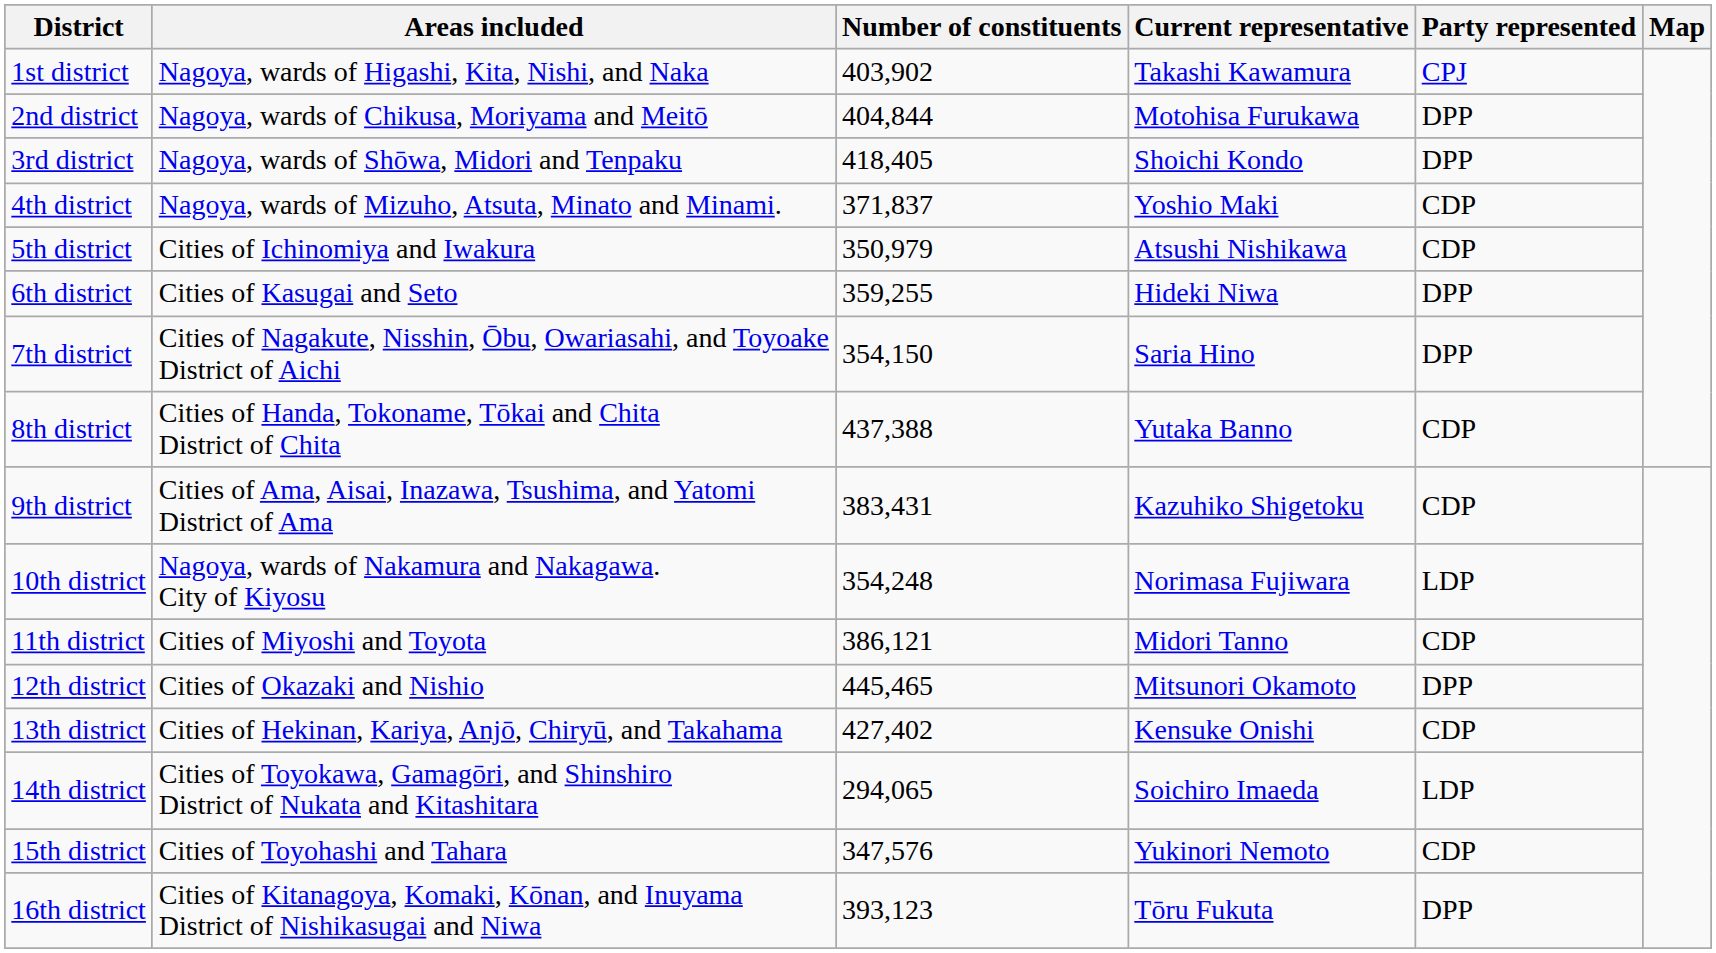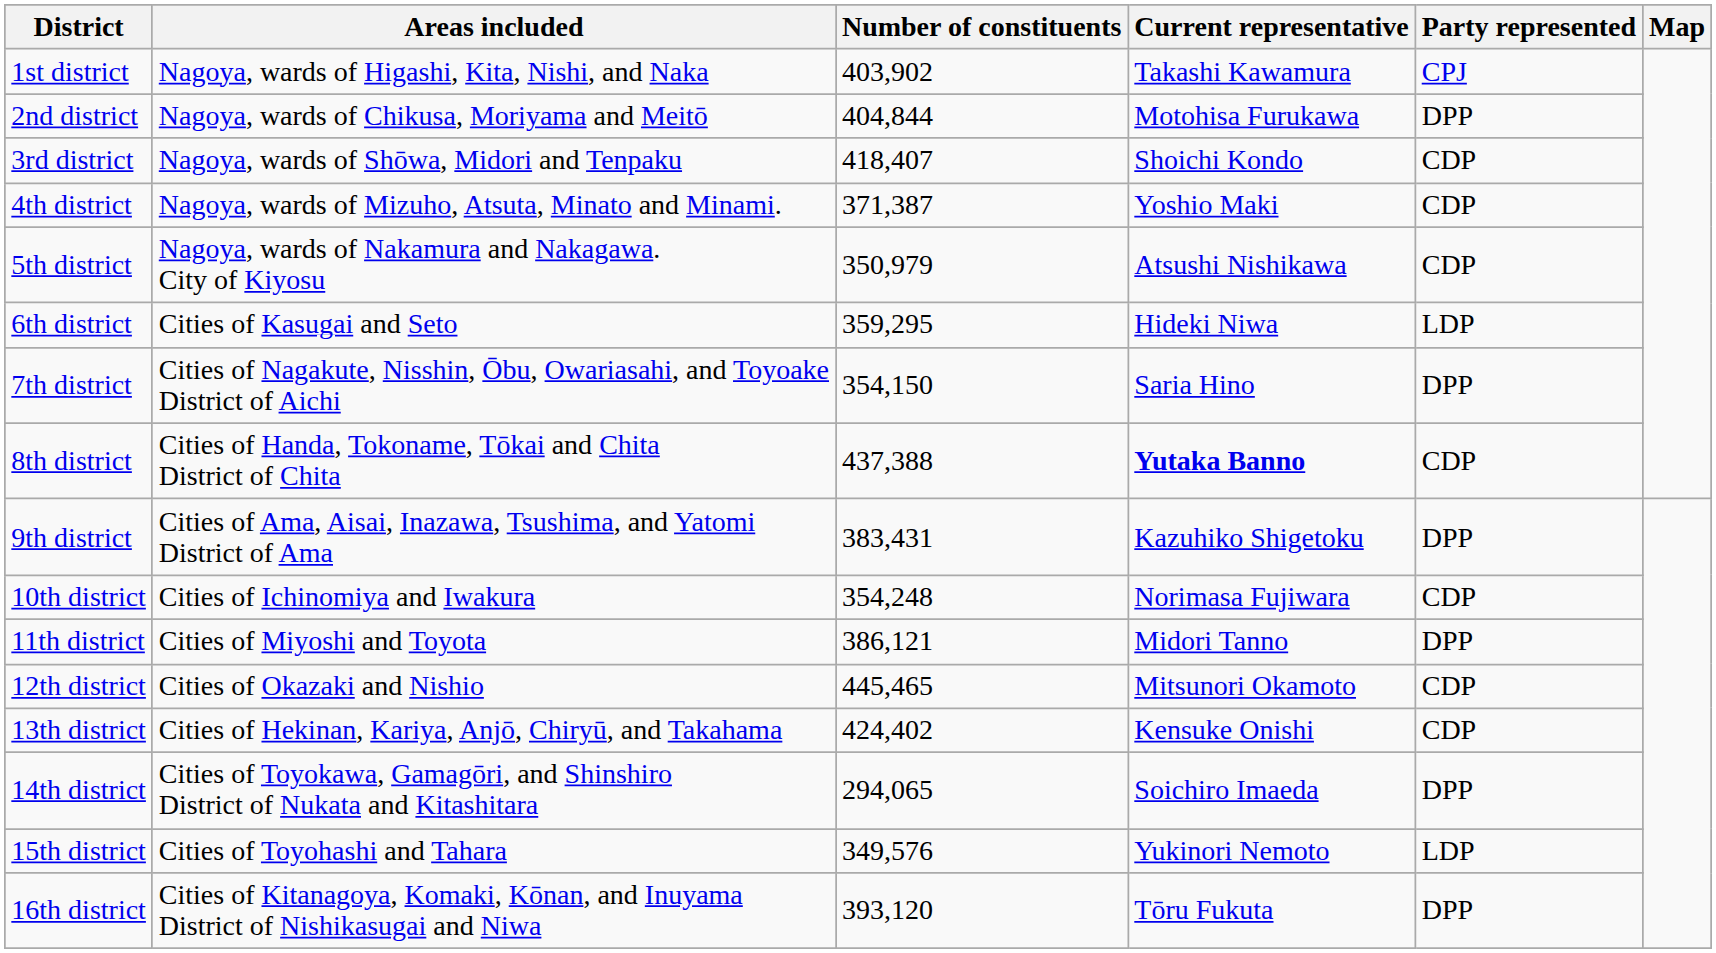(887, 159) 418,405 -> (887, 159) 418,407
(1447, 159) DPP -> (1449, 159) CDP
(887, 204) 371,837 -> (887, 204) 371,387
(347, 248) Cities of Ichinomiya and Iwakura -> (410, 264) Nagoya, wards of Nakamura and Nakagawa. City of Kiyosu
(887, 293) 359,255 -> (887, 324) 359,295
(1447, 293) DPP -> (1448, 324) LDP
(1213, 429) normal -> (1220, 460) bold
(1449, 505) CDP -> (1447, 536) DPP
(410, 581) Nagoya, wards of Nakamura and Nakagawa. City of Kiyosu -> (347, 596) Cities of Ichinomiya and Iwakura
(1448, 581) LDP -> (1449, 596) CDP
(1449, 641) CDP -> (1447, 641) DPP
(1447, 685) DPP -> (1449, 685) CDP
(887, 729) 427,402 -> (887, 729) 424,402
(1448, 790) LDP -> (1447, 790) DPP
(887, 850) 347,576 -> (887, 850) 349,576
(1449, 850) CDP -> (1448, 850) LDP
(887, 910) 393,123 -> (887, 910) 393,120
